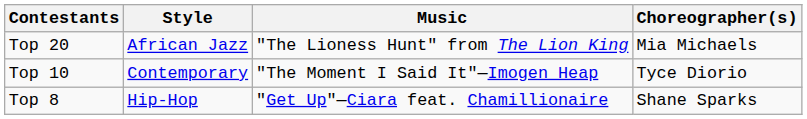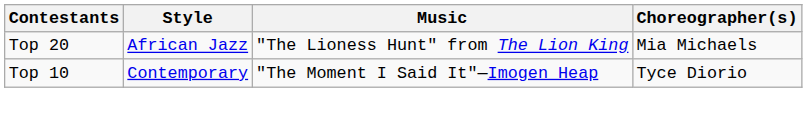- row: (34, 100)
